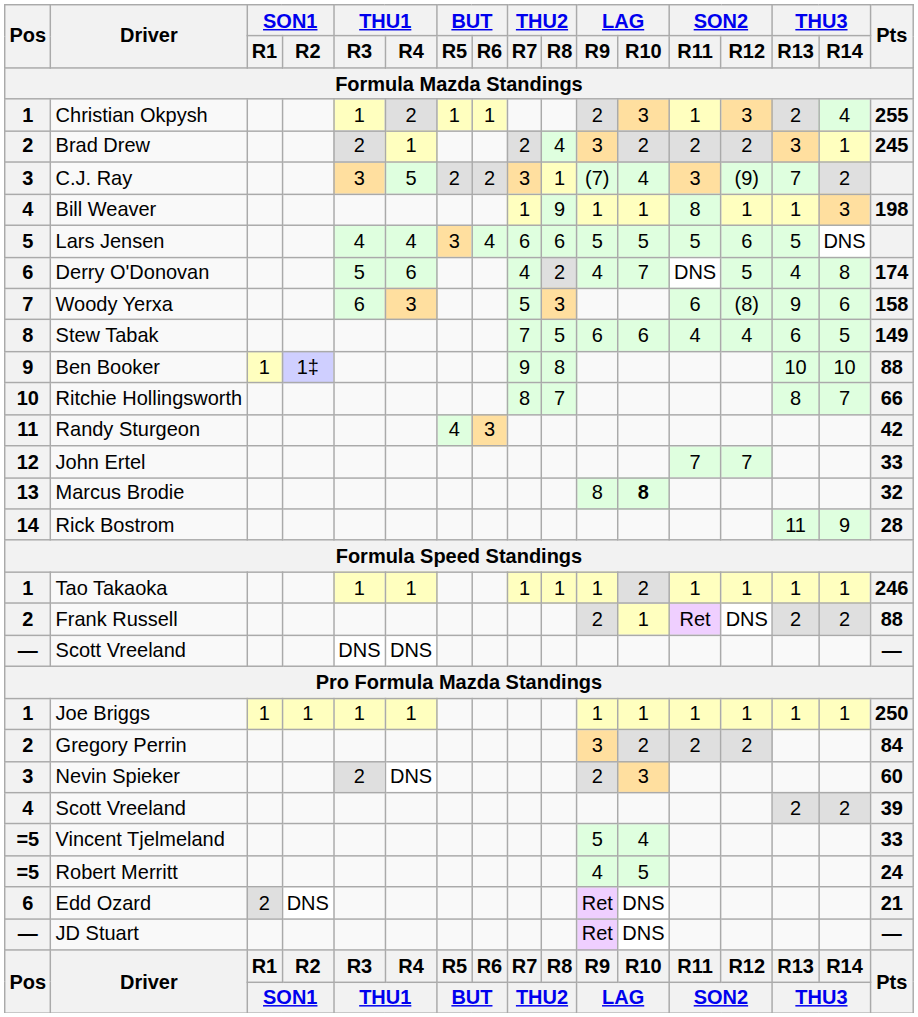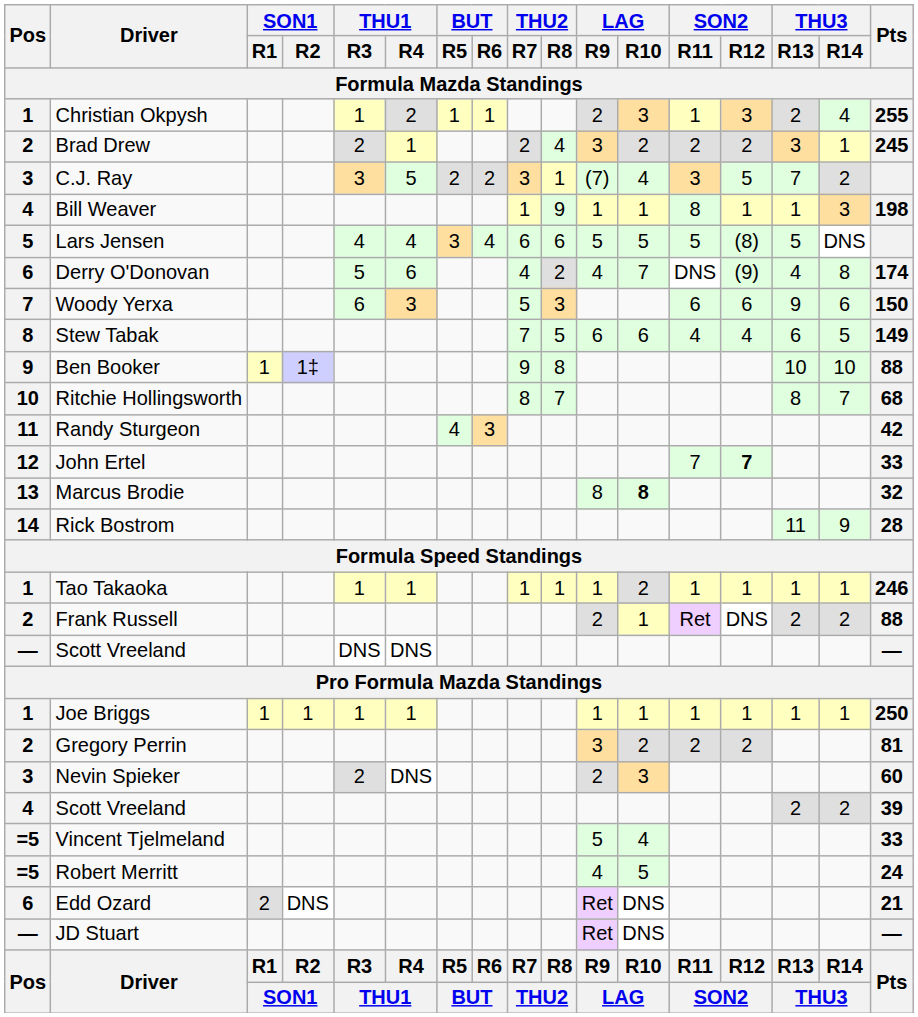(747, 178) (9) -> (747, 178) 5
(747, 241) 6 -> (747, 241) (8)
(747, 272) 5 -> (747, 272) (9)
(747, 304) (8) -> (747, 304) 6
(892, 304) 158 -> (892, 304) 150
(892, 398) 66 -> (892, 398) 68
(747, 461) normal -> (747, 461) bold
(892, 745) 84 -> (892, 745) 81
